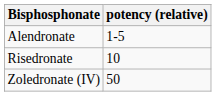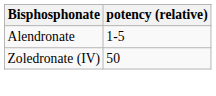- row: (40, 58)
